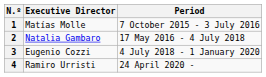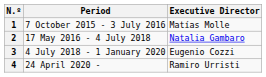columns swapped: (70, 11) <-> (190, 11)
